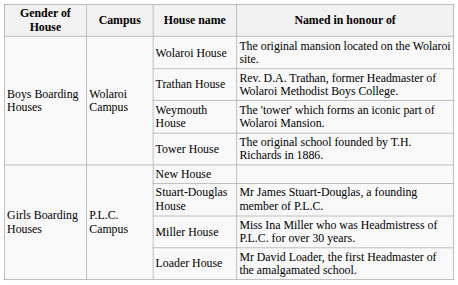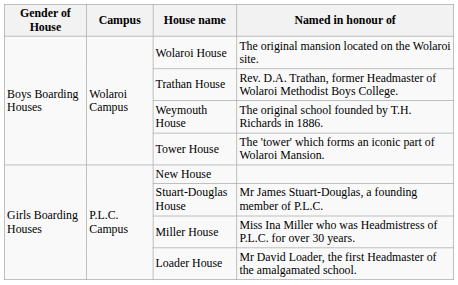(337, 116) The 'tower' which forms an iconic part of Wolaroi Mansion. -> (325, 116) The original school founded by T.H. Richards in 1886.
(325, 148) The original school founded by T.H. Richards in 1886. -> (337, 148) The 'tower' which forms an iconic part of Wolaroi Mansion.
